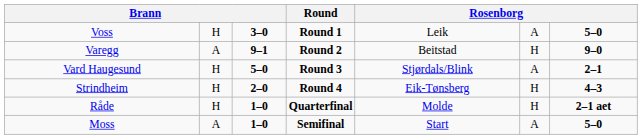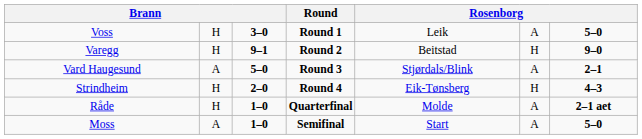(216, 50) A -> (216, 50) H
(216, 69) H -> (216, 69) A
(535, 106) H -> (535, 106) A
